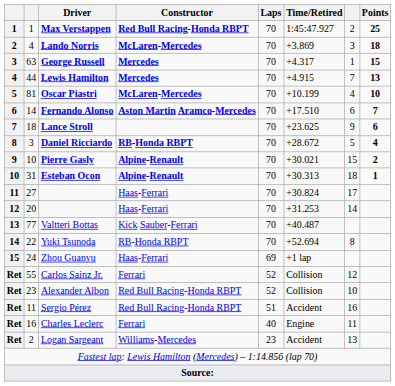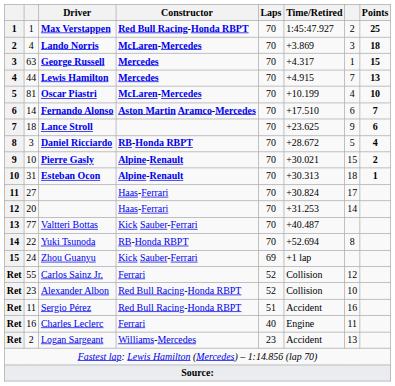(143, 257) Haas-Ferrari -> (158, 257) Kick Sauber-Ferrari
